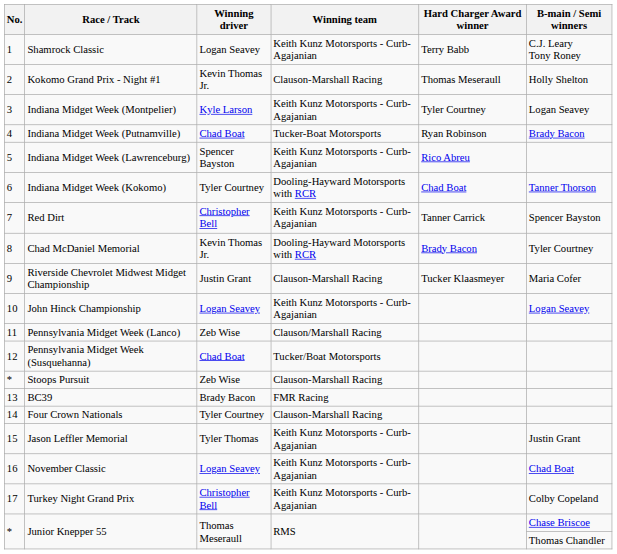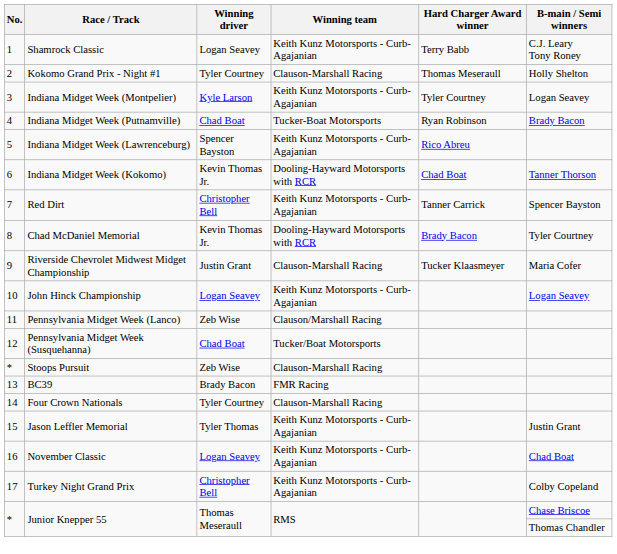(231, 80) Kevin Thomas Jr. -> (232, 73) Tyler Courtney
(232, 188) Tyler Courtney -> (231, 175) Kevin Thomas Jr.
